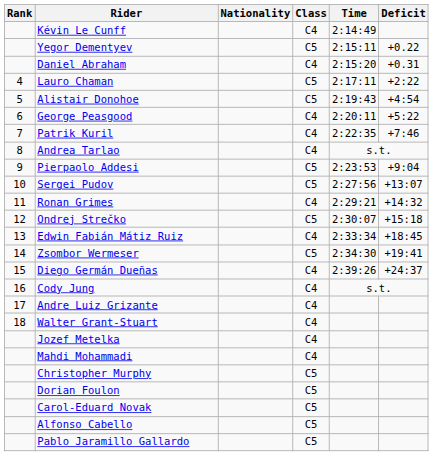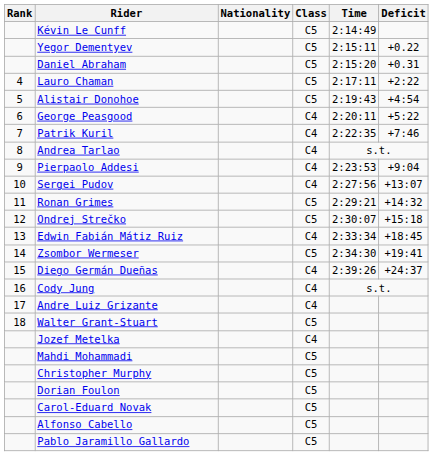(311, 30) C4 -> (311, 30) C5
(311, 64) C4 -> (311, 64) C5
(311, 167) C5 -> (311, 167) C4
(311, 185) C5 -> (311, 185) C4
(311, 202) C4 -> (311, 202) C5
(311, 322) C4 -> (311, 322) C5
(311, 356) C4 -> (311, 356) C5
